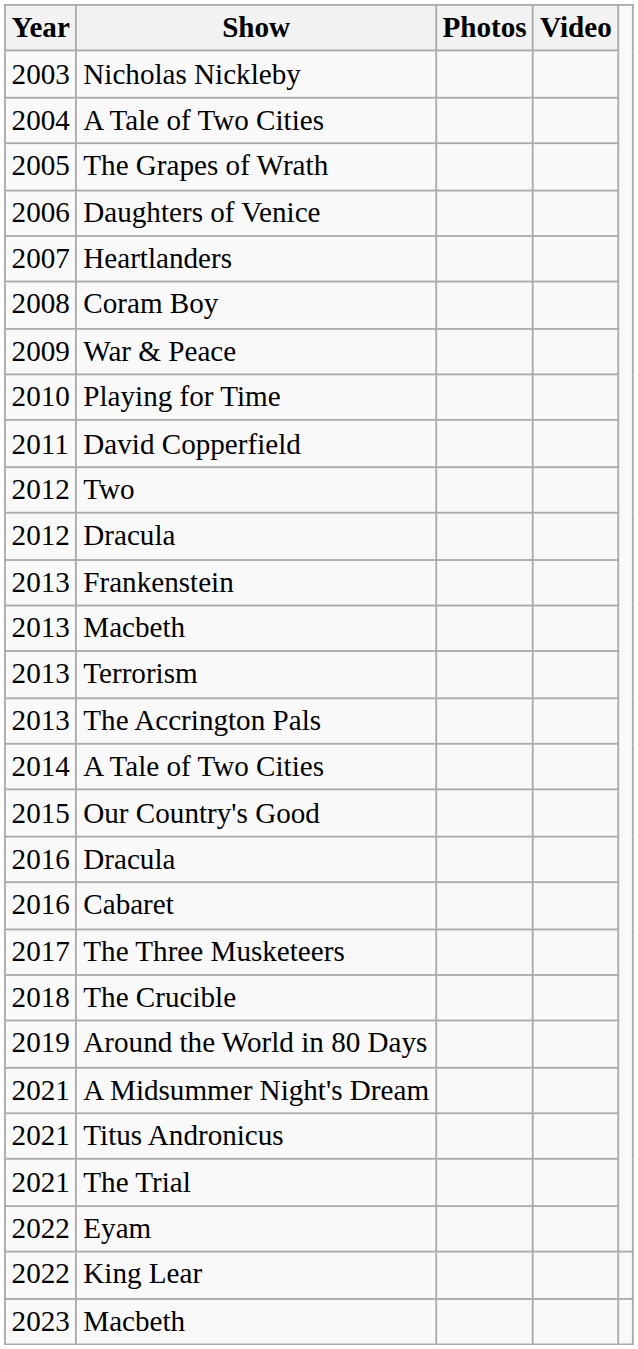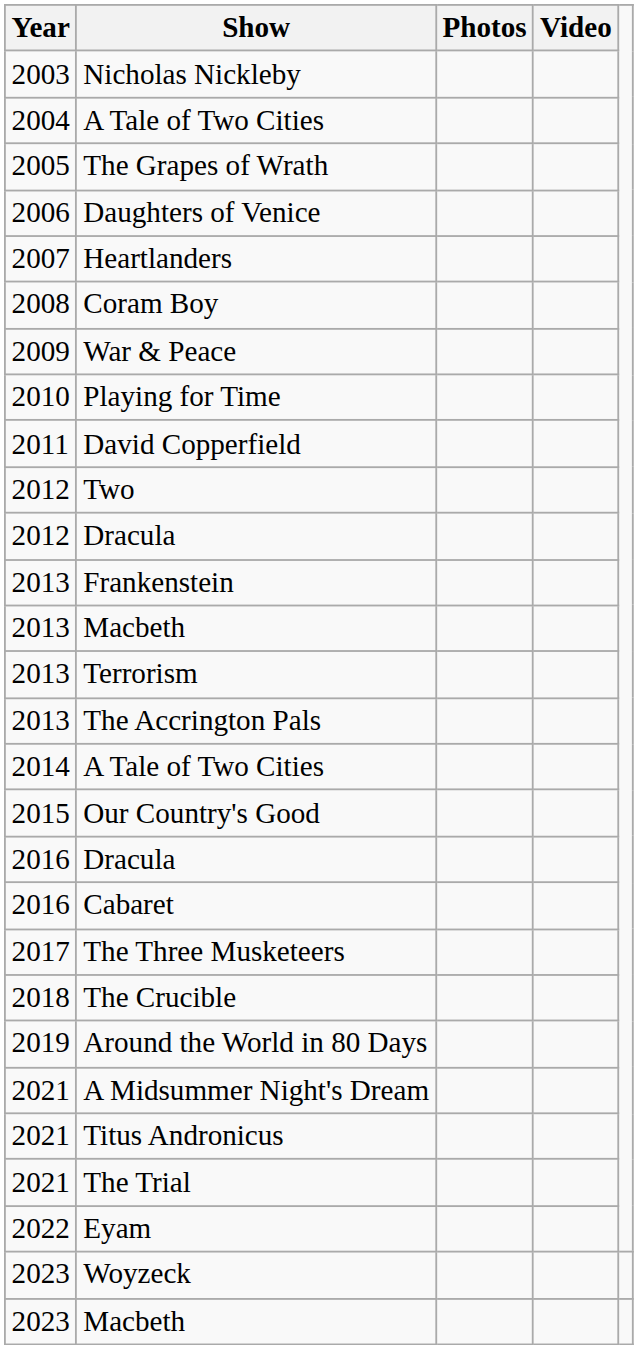- row: (41, 1274)
+ row: (41, 1274)
